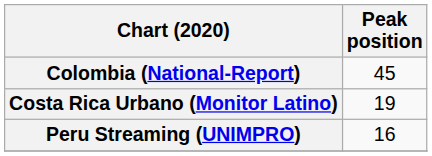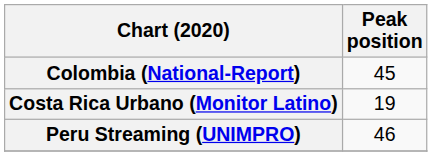(385, 134) 16 -> (385, 134) 46
